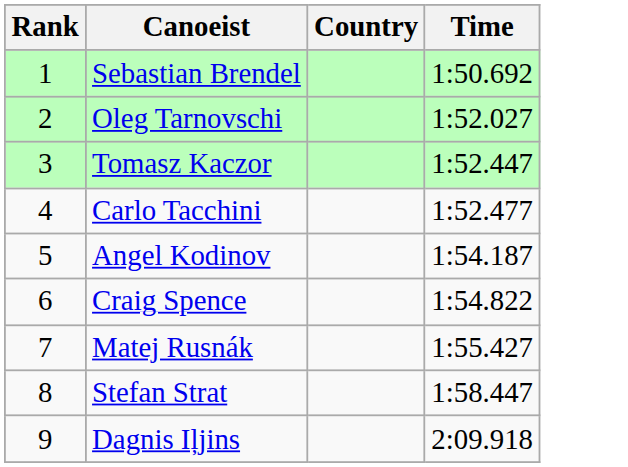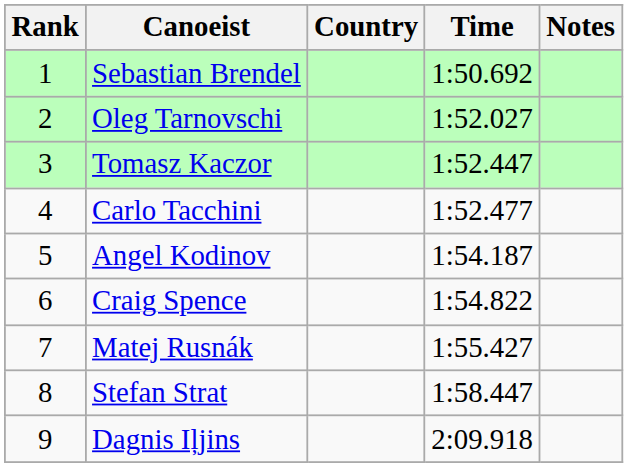+ column: (581, 27)
